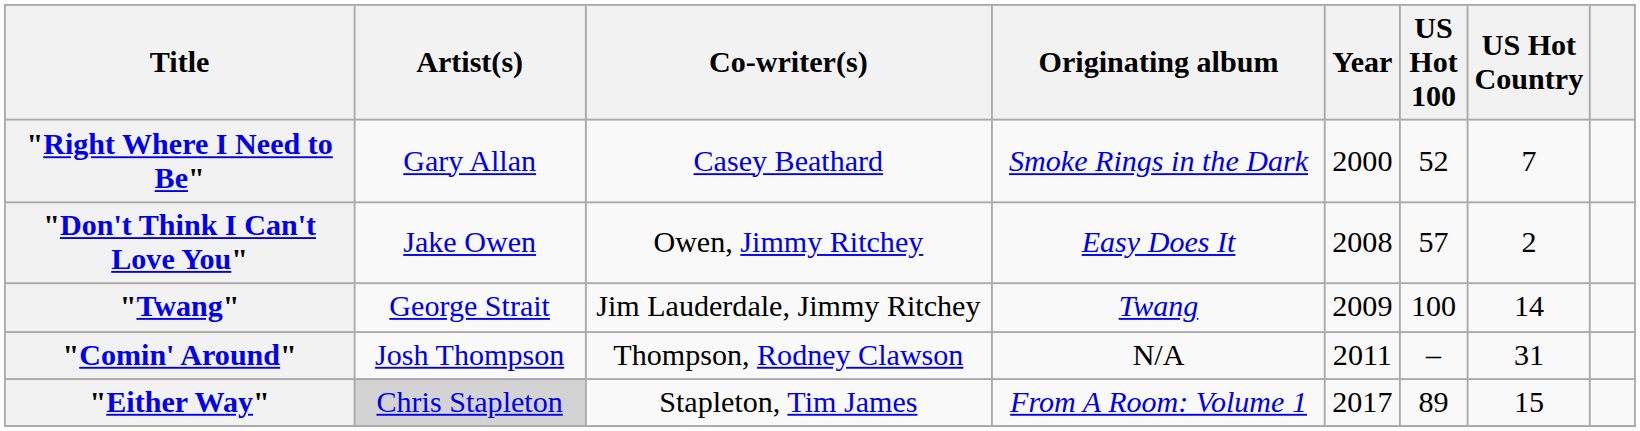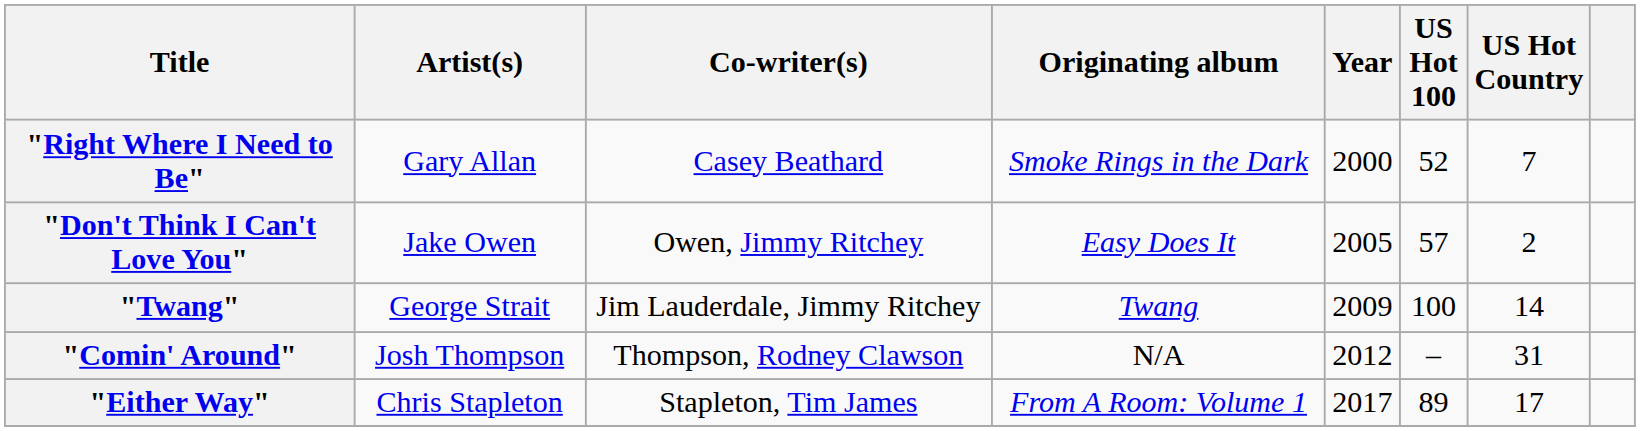(1362, 242) 2008 -> (1362, 242) 2005
(1362, 354) 2011 -> (1362, 354) 2012
(470, 402) lightgrey background -> (470, 402) no background
(1529, 402) 15 -> (1529, 402) 17
